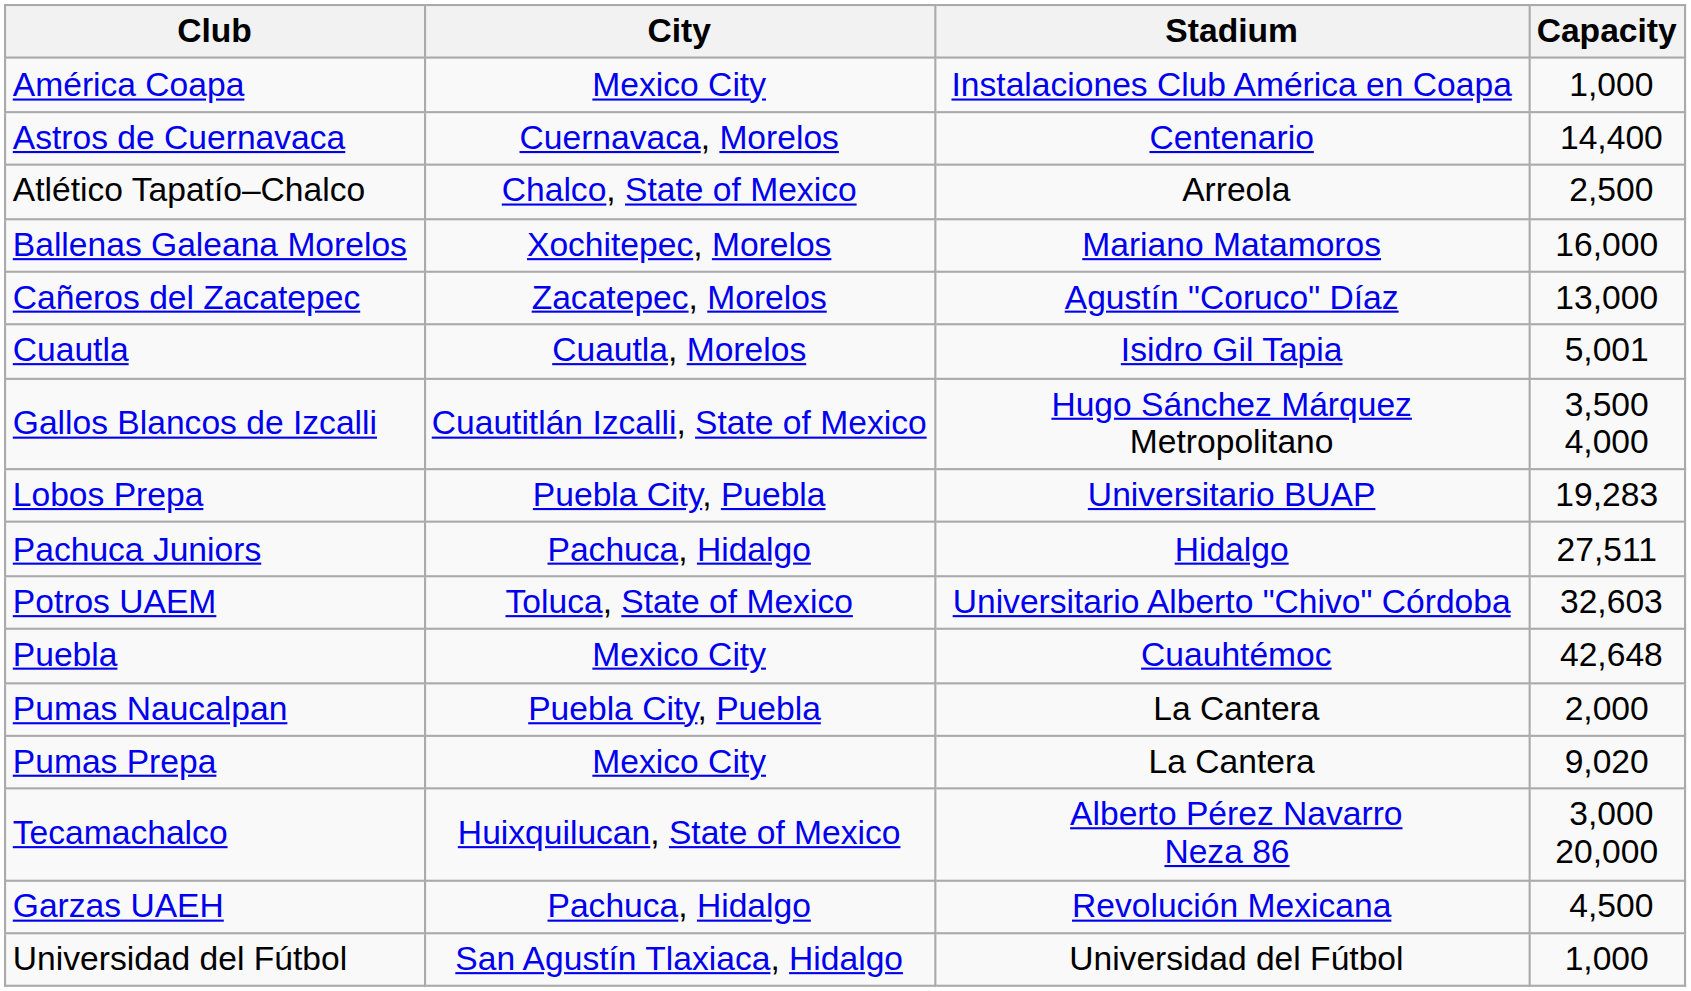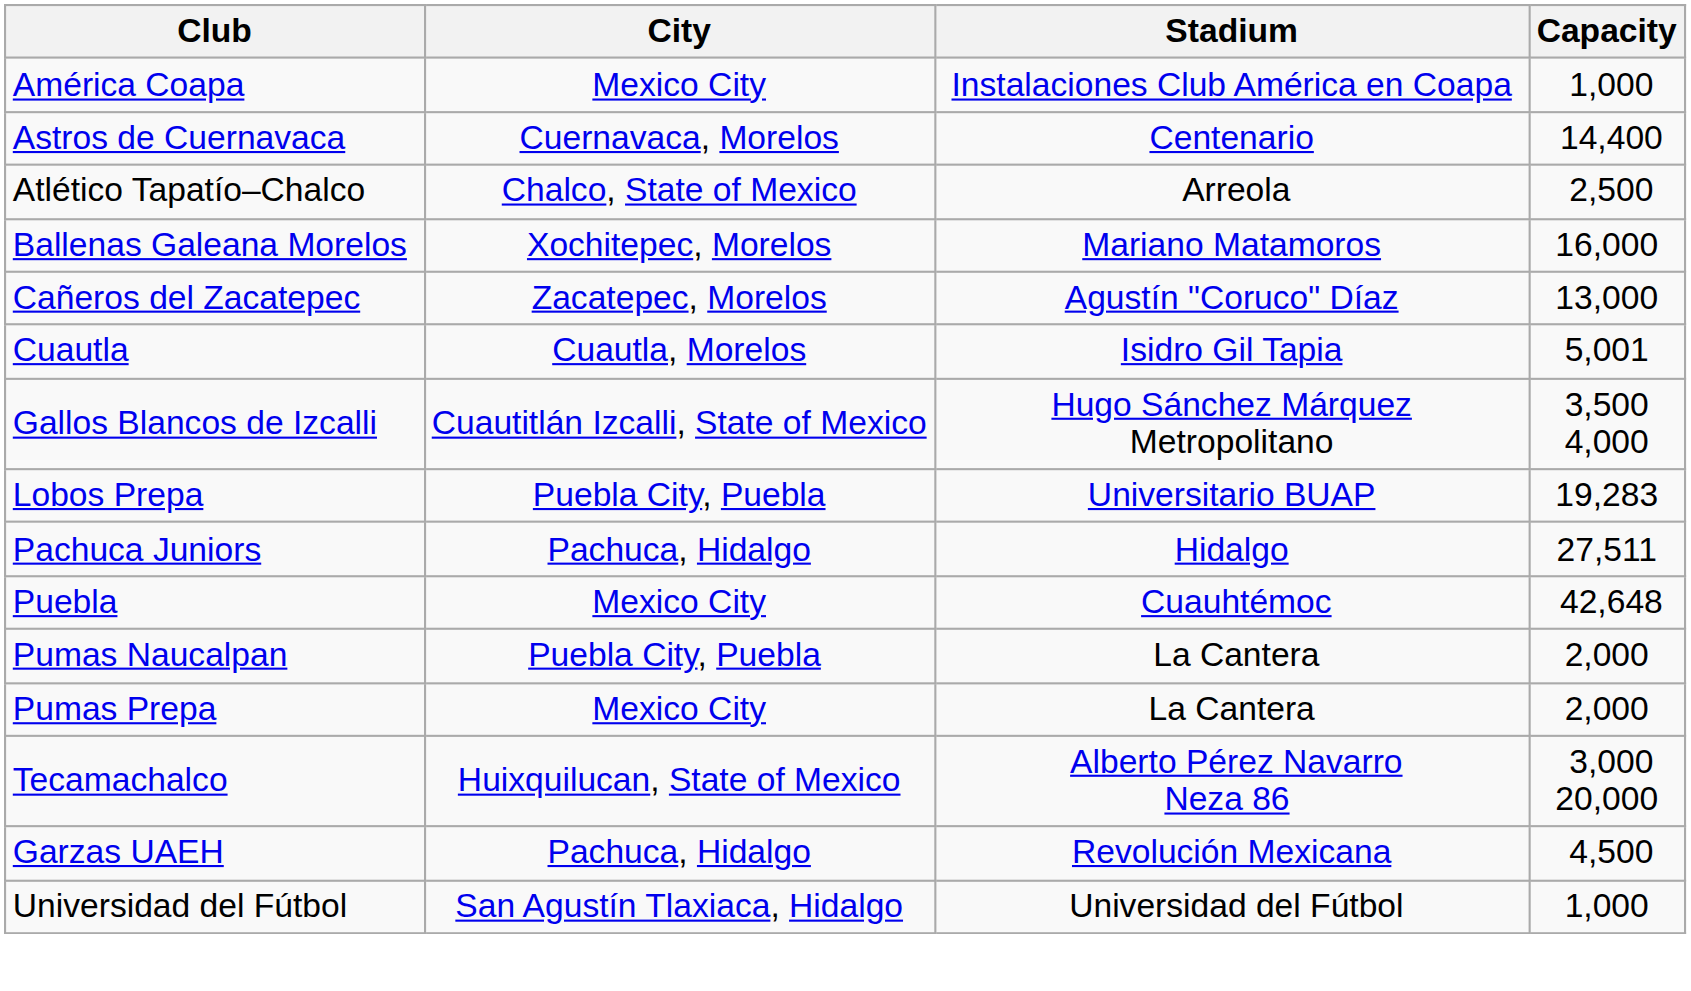- row: (119, 601)
(1607, 761) 9,020 -> (1607, 708) 2,000
